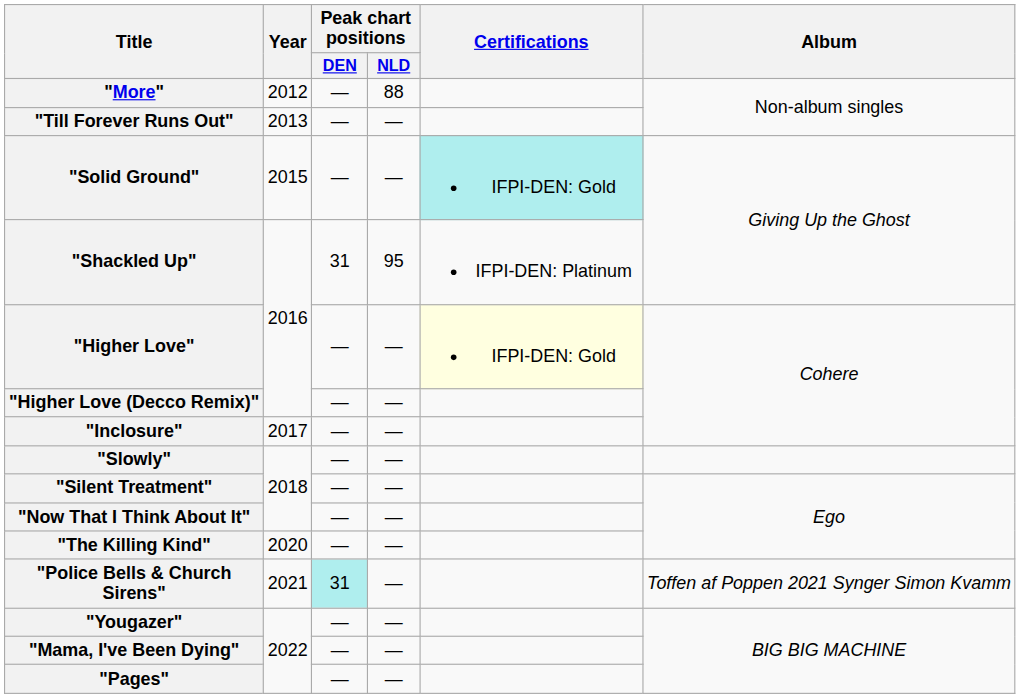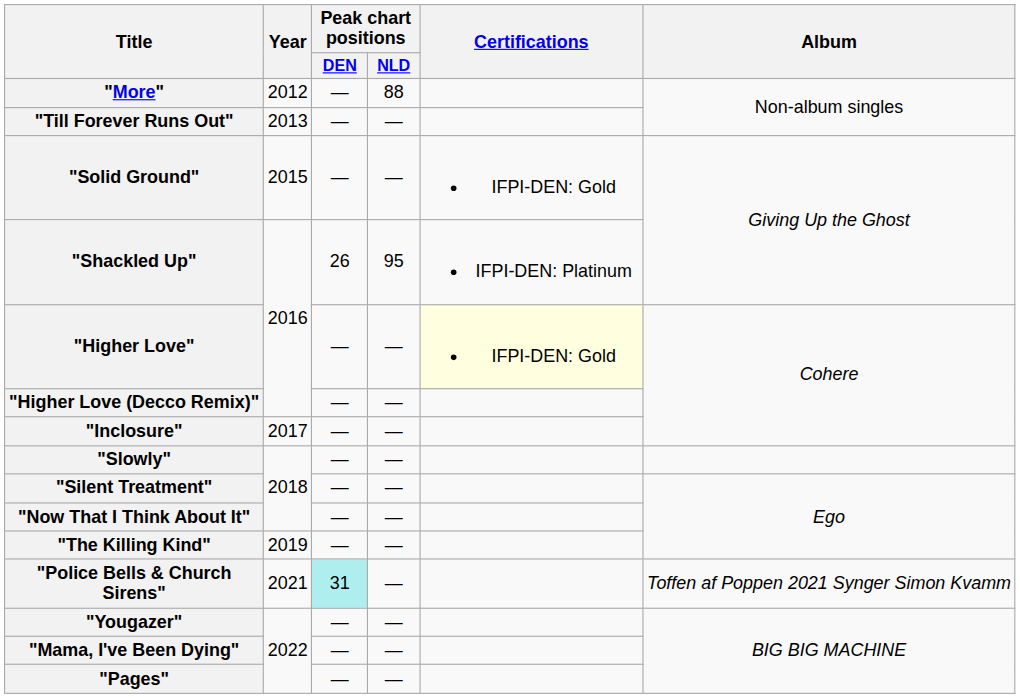(531, 188) paleturquoise background -> (531, 188) no background
(340, 262) 31 -> (340, 262) 26
(288, 544) 2020 -> (288, 544) 2019
